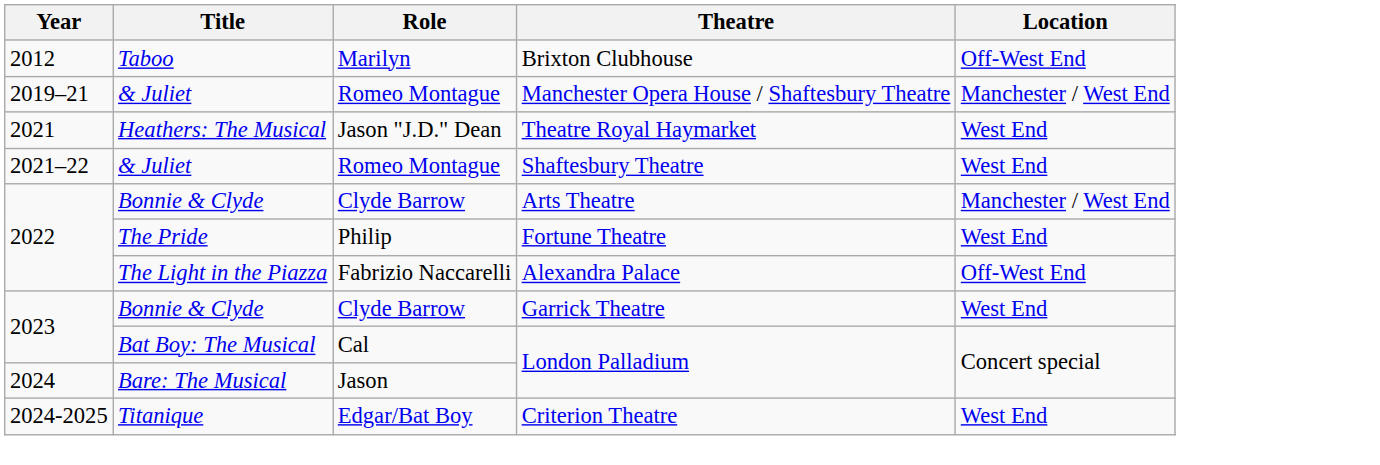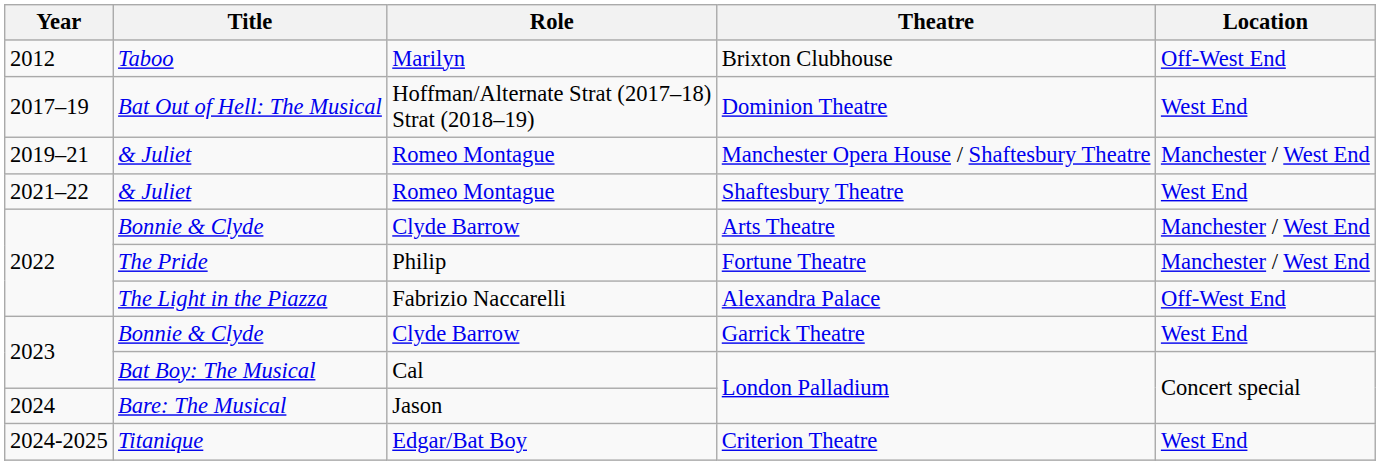+ row: (250, 106)
- row: (222, 129)
(1004, 237) West End -> (1265, 262) Manchester / West End
